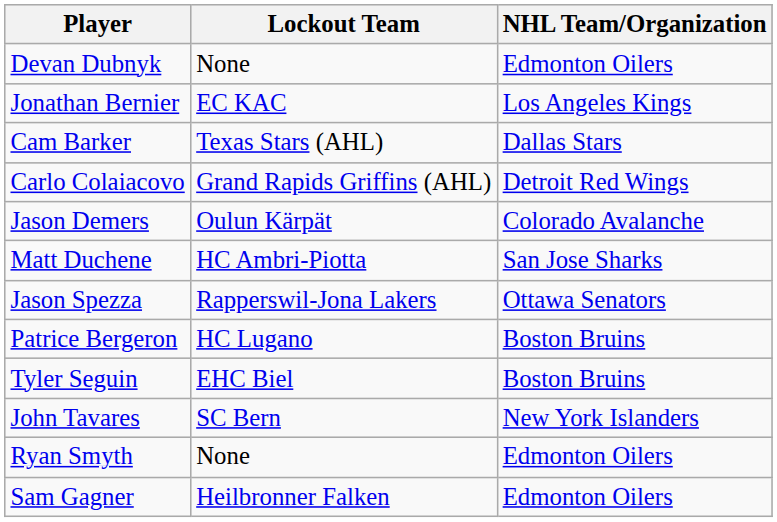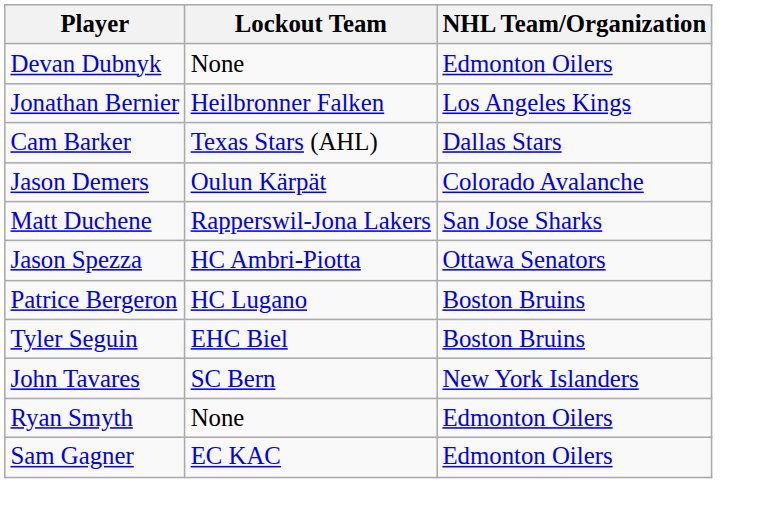(241, 102) EC KAC -> (287, 102) Heilbronner Falken
- row: (98, 181)
(281, 260) HC Ambri-Piotta -> (311, 220) Rapperswil-Jona Lakers
(316, 299) Rapperswil-Jona Lakers -> (276, 260) HC Ambri-Piotta
(293, 496) Heilbronner Falken -> (236, 456) EC KAC
